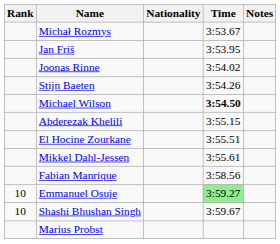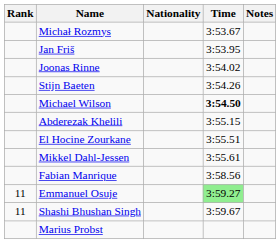(20, 193) 10 -> (20, 193) 11
(20, 211) 10 -> (20, 211) 11
